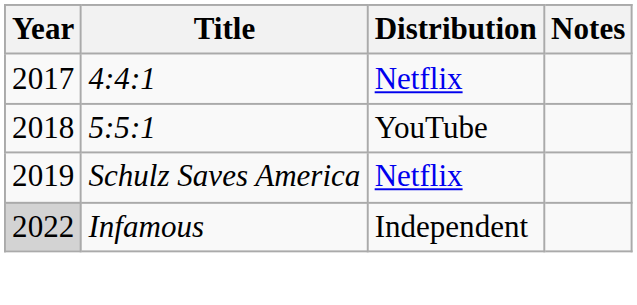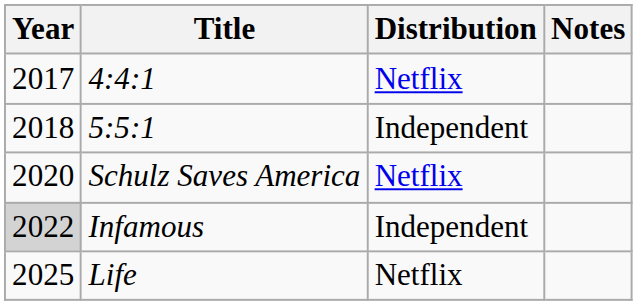(431, 127) YouTube -> (451, 127) Independent
(43, 176) 2019 -> (43, 176) 2020
+ row: (113, 275)
